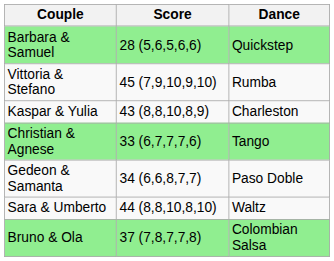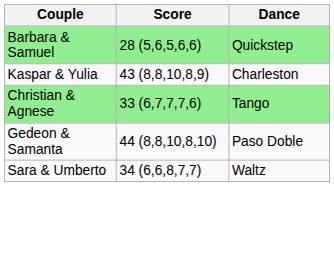- row: (35, 82)
(160, 178) 34 (6,6,8,7,7) -> (168, 141) 44 (8,8,10,8,10)
(168, 208) 44 (8,8,10,8,10) -> (160, 170) 34 (6,6,8,7,7)
- row: (45, 237)
